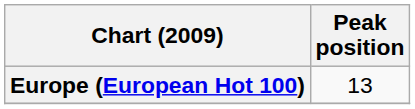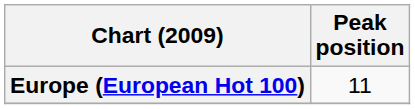(360, 84) 13 -> (360, 84) 11
